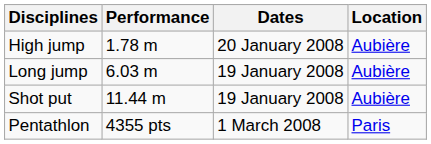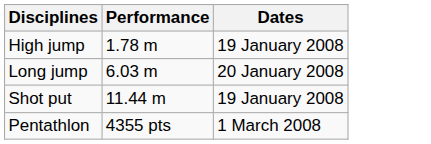- column: (387, 17)
(281, 44) 20 January 2008 -> (281, 44) 19 January 2008
(281, 71) 19 January 2008 -> (281, 71) 20 January 2008
